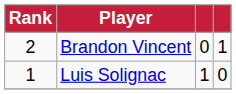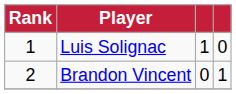rows swapped: (113, 74) <-> (126, 46)
